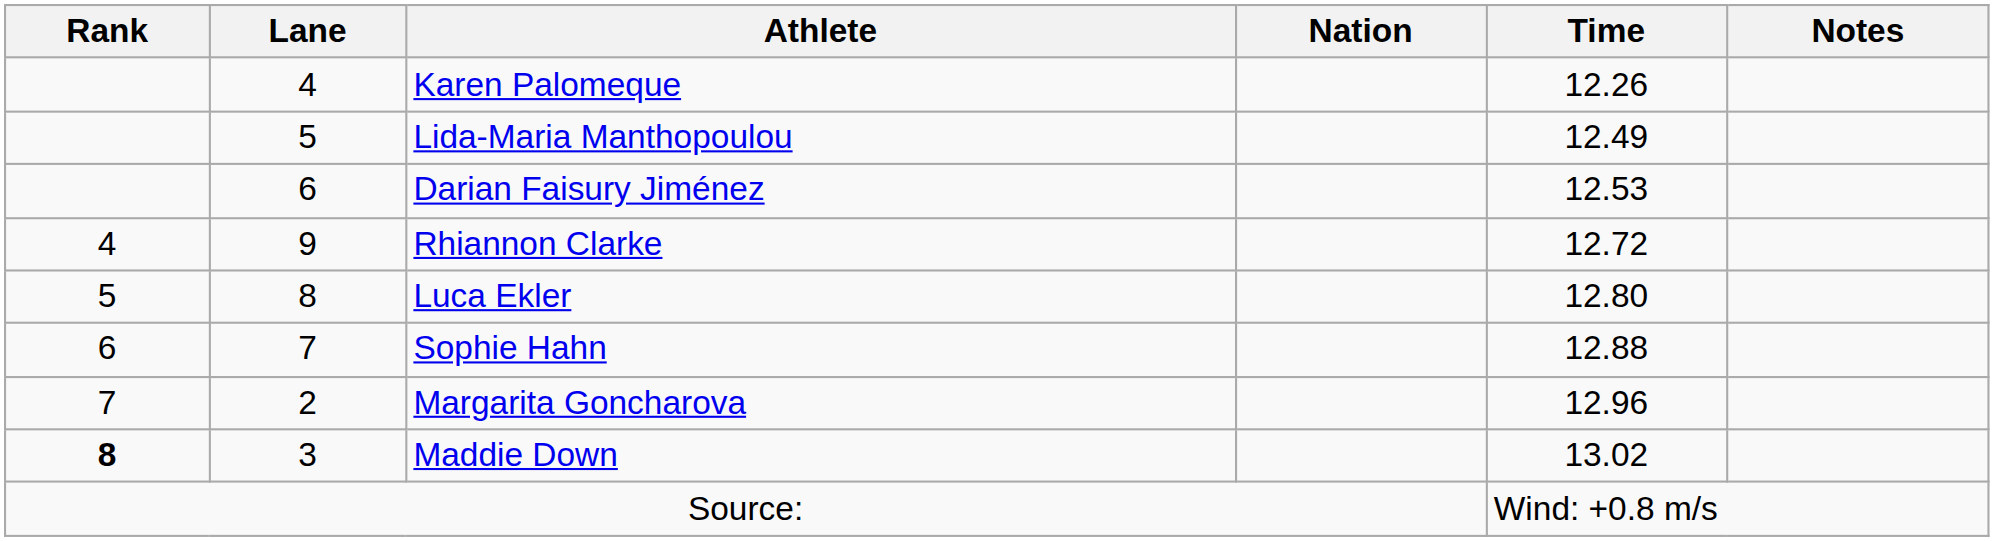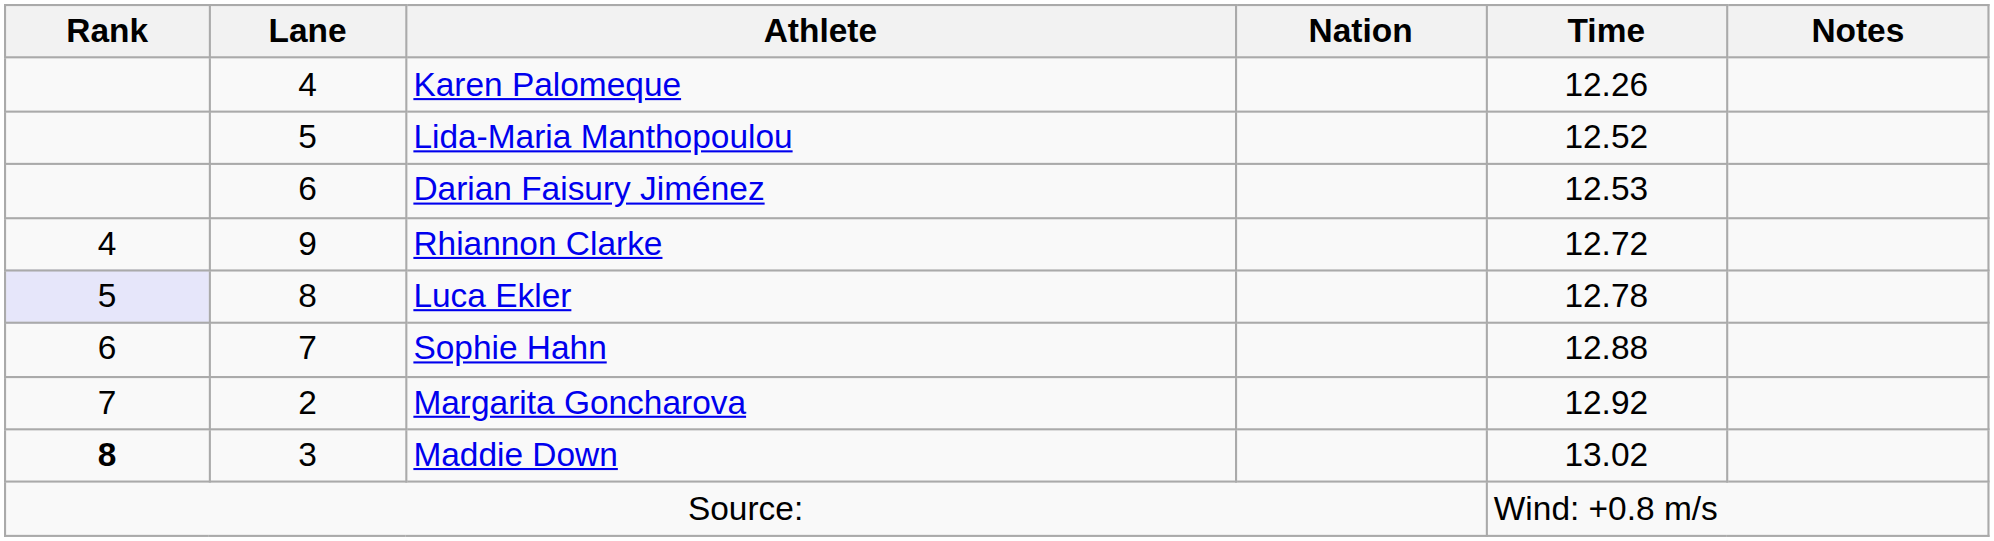(1606, 137) 12.49 -> (1606, 137) 12.52
(107, 296) no background -> (107, 296) lavender background
(1606, 296) 12.80 -> (1606, 296) 12.78
(1606, 402) 12.96 -> (1606, 402) 12.92
